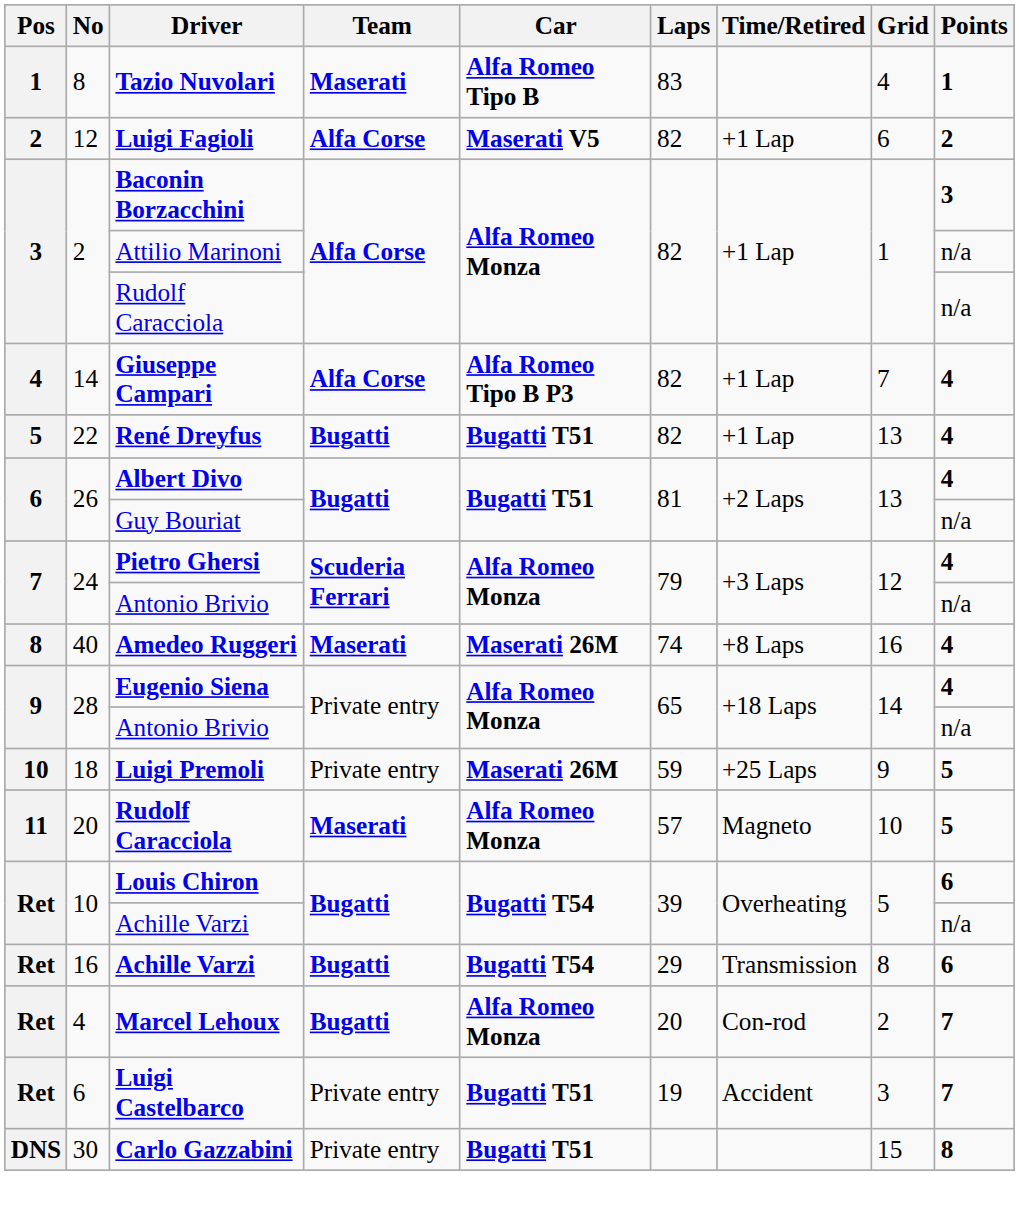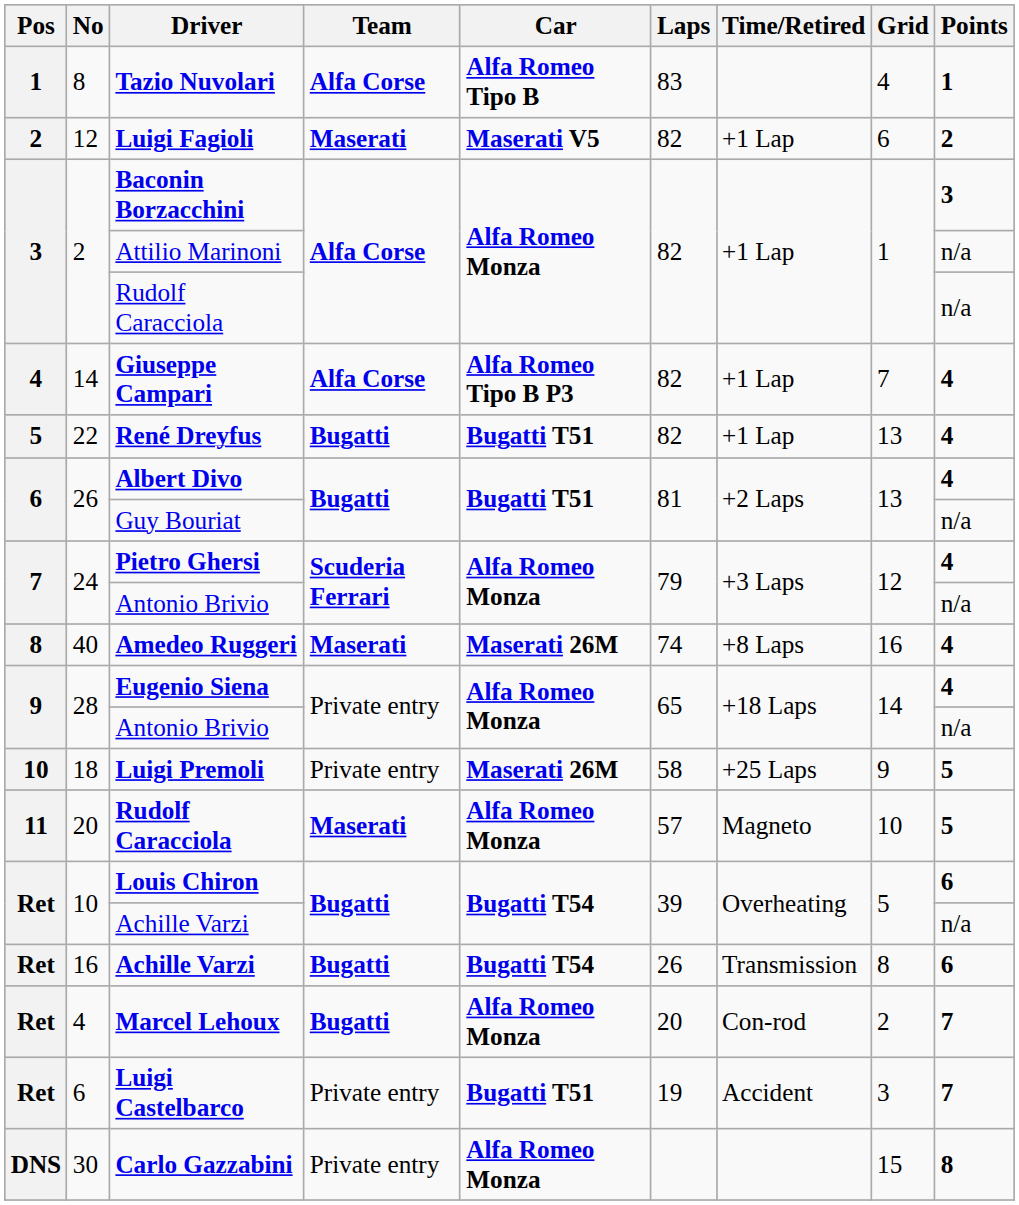(358, 82) Maserati -> (368, 82) Alfa Corse
(368, 138) Alfa Corse -> (358, 138) Maserati
(670, 769) 59 -> (670, 769) 58
(670, 965) 29 -> (670, 965) 26
(530, 1149) Bugatti T51 -> (530, 1164) Alfa Romeo Monza
